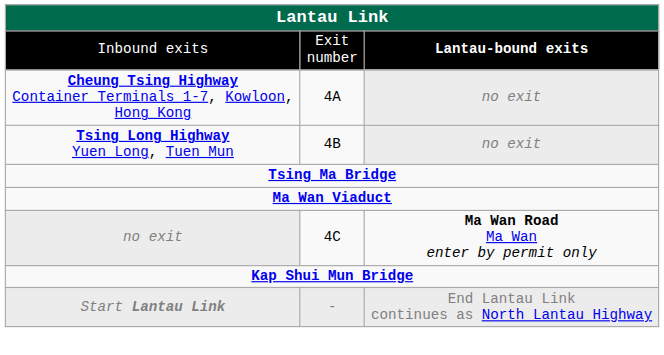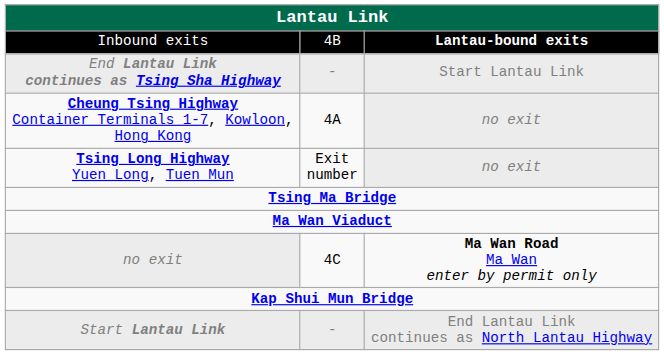(332, 51) Exit number -> (332, 43) 4B
+ row: (153, 74)
(332, 145) 4B -> (332, 168) Exit number
